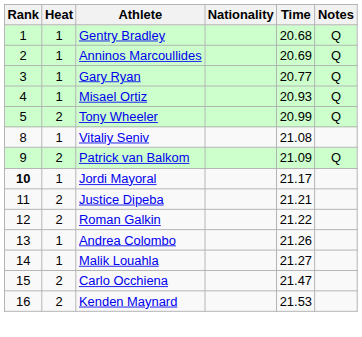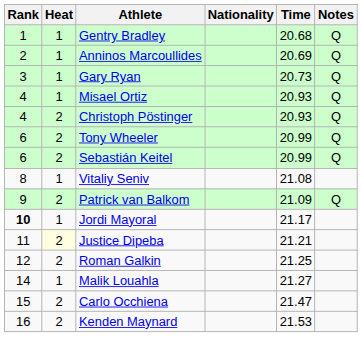(296, 76) 20.77 -> (296, 76) 20.73
+ row: (136, 117)
(23, 117) 5 -> (23, 138) 6
+ row: (126, 158)
(59, 199) no background -> (59, 240) lightyellow background
(296, 219) 21.22 -> (296, 260) 21.25
- row: (127, 240)
